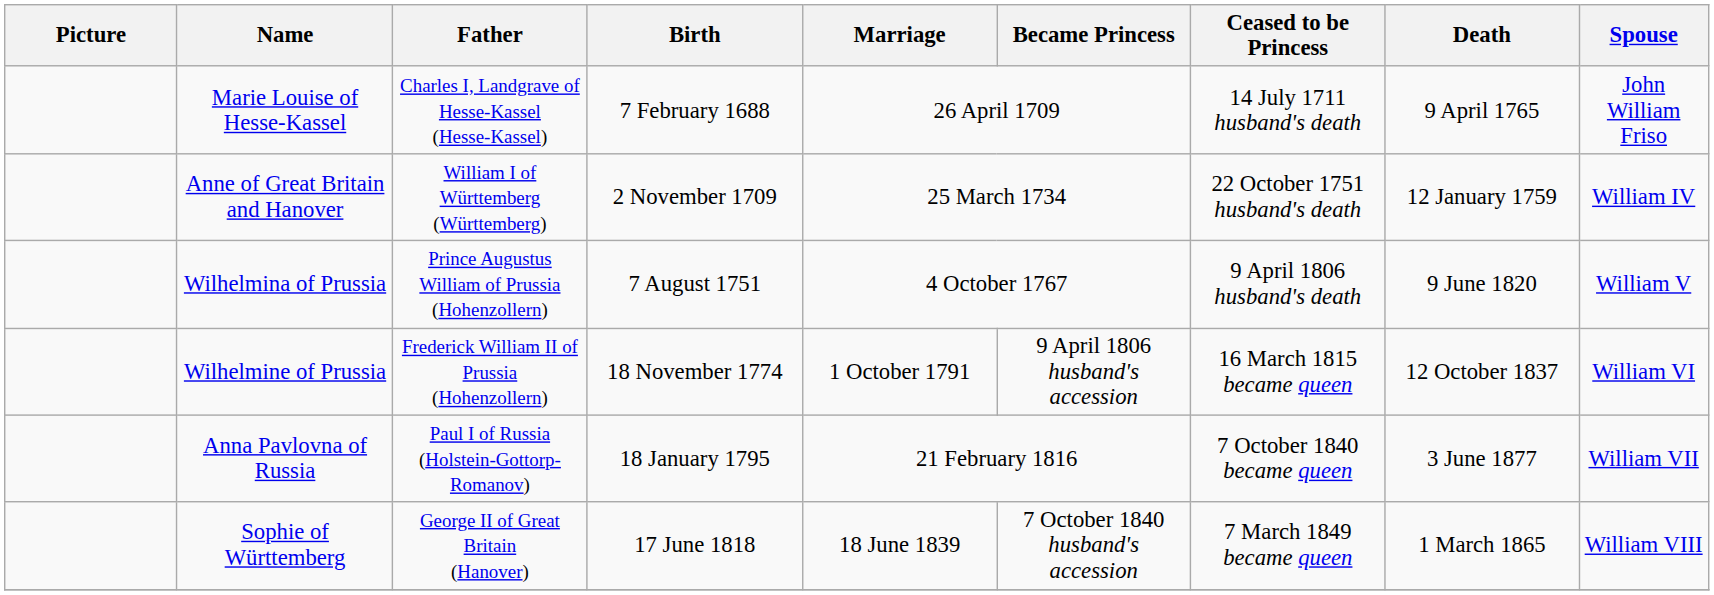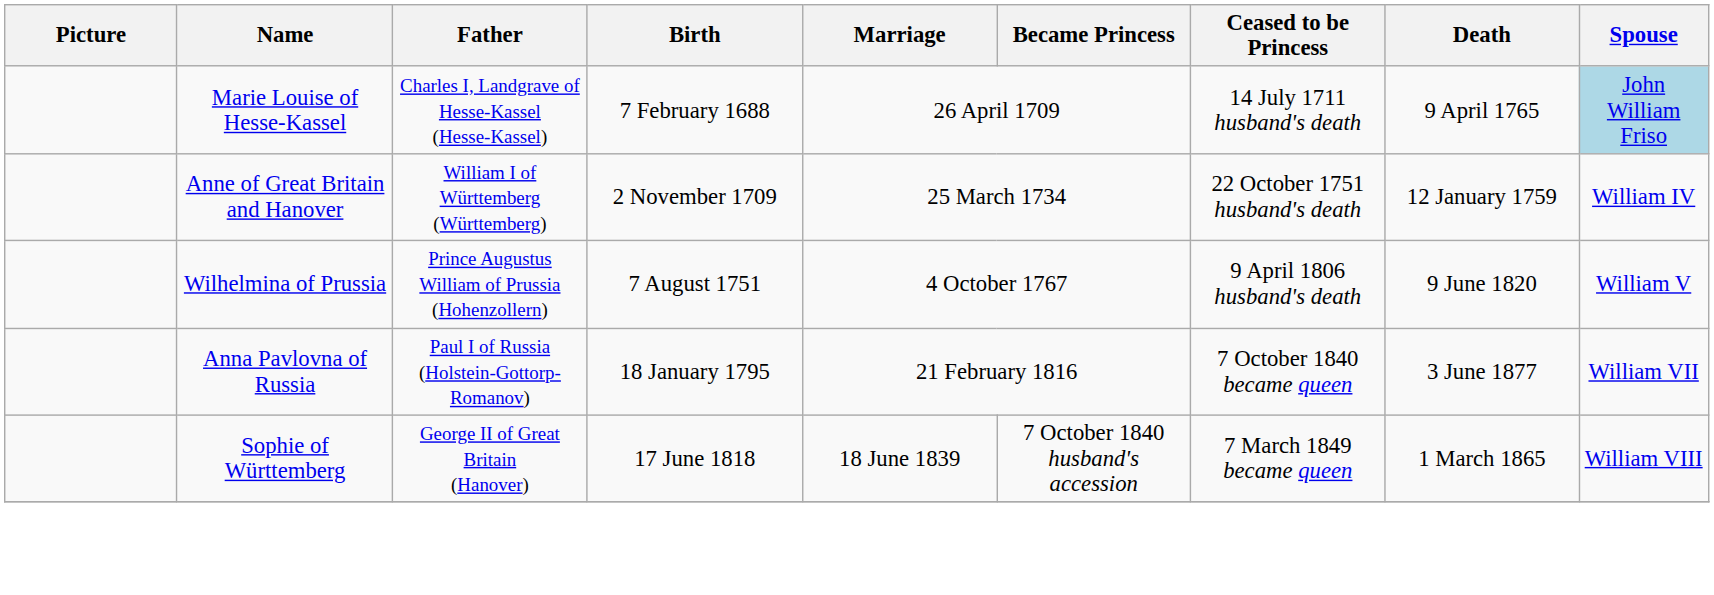(1644, 109) no background -> (1644, 109) lightblue background
- row: (285, 371)
